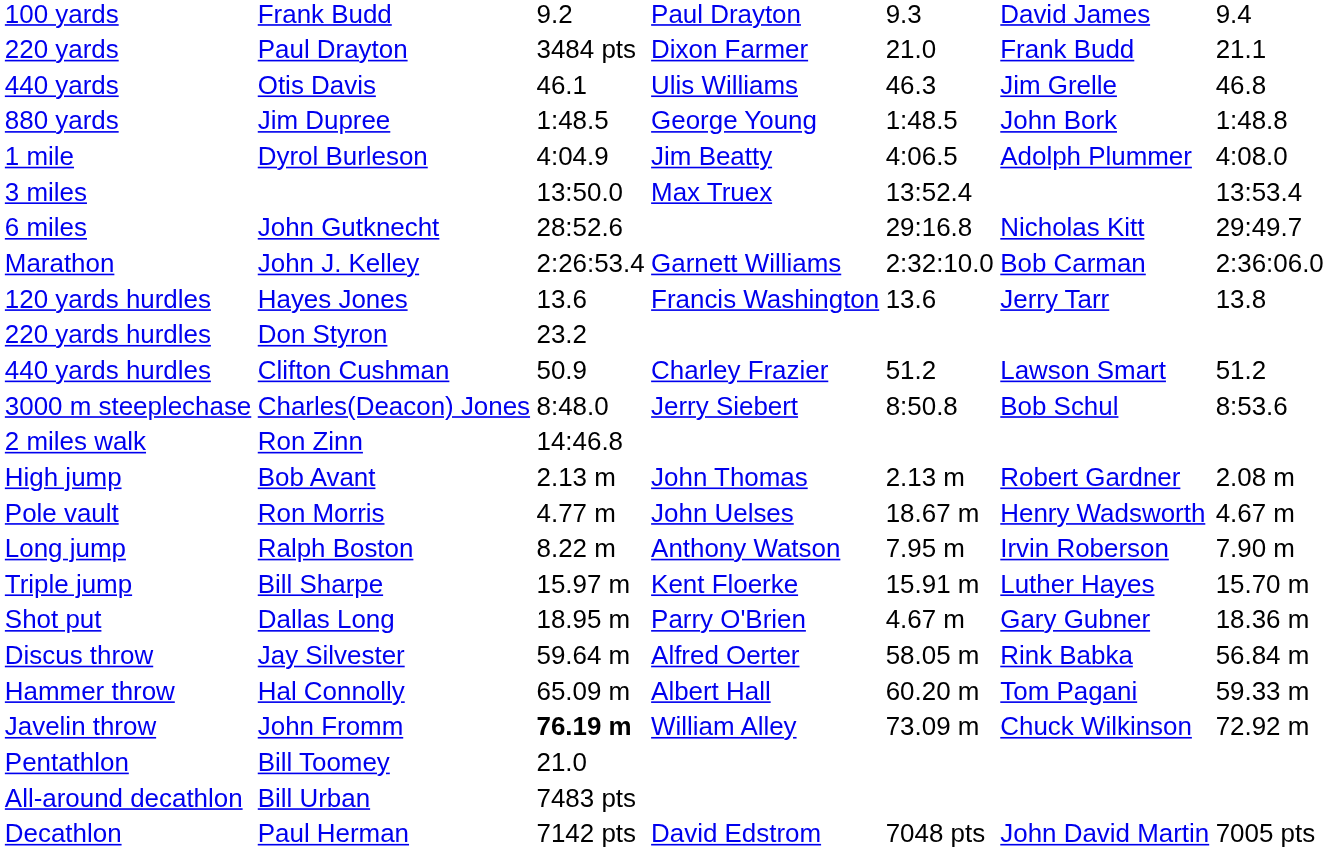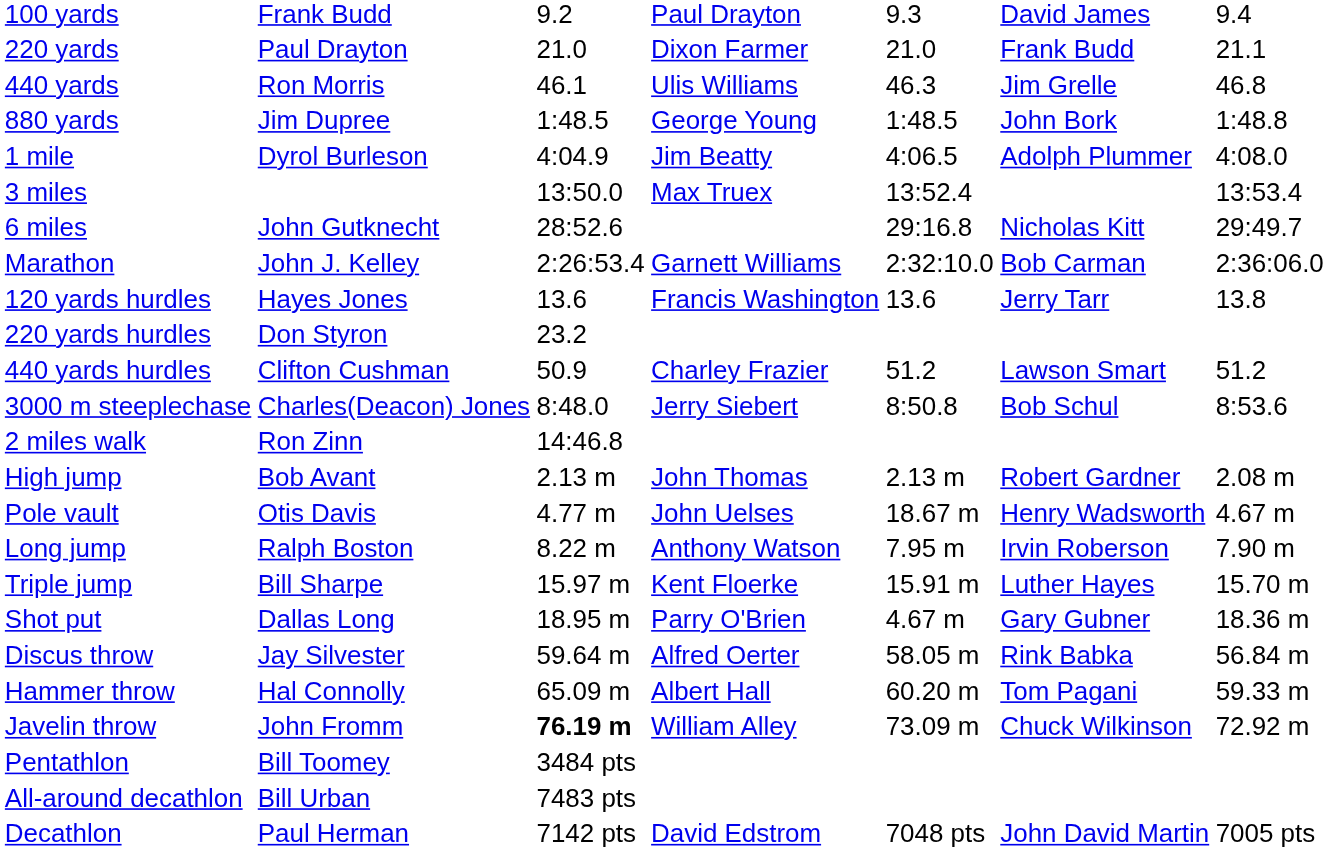(586, 49) 3484 pts -> (562, 49) 21.0
(317, 85) Otis Davis -> (321, 85) Ron Morris
(321, 513) Ron Morris -> (317, 513) Otis Davis
(562, 762) 21.0 -> (586, 762) 3484 pts
